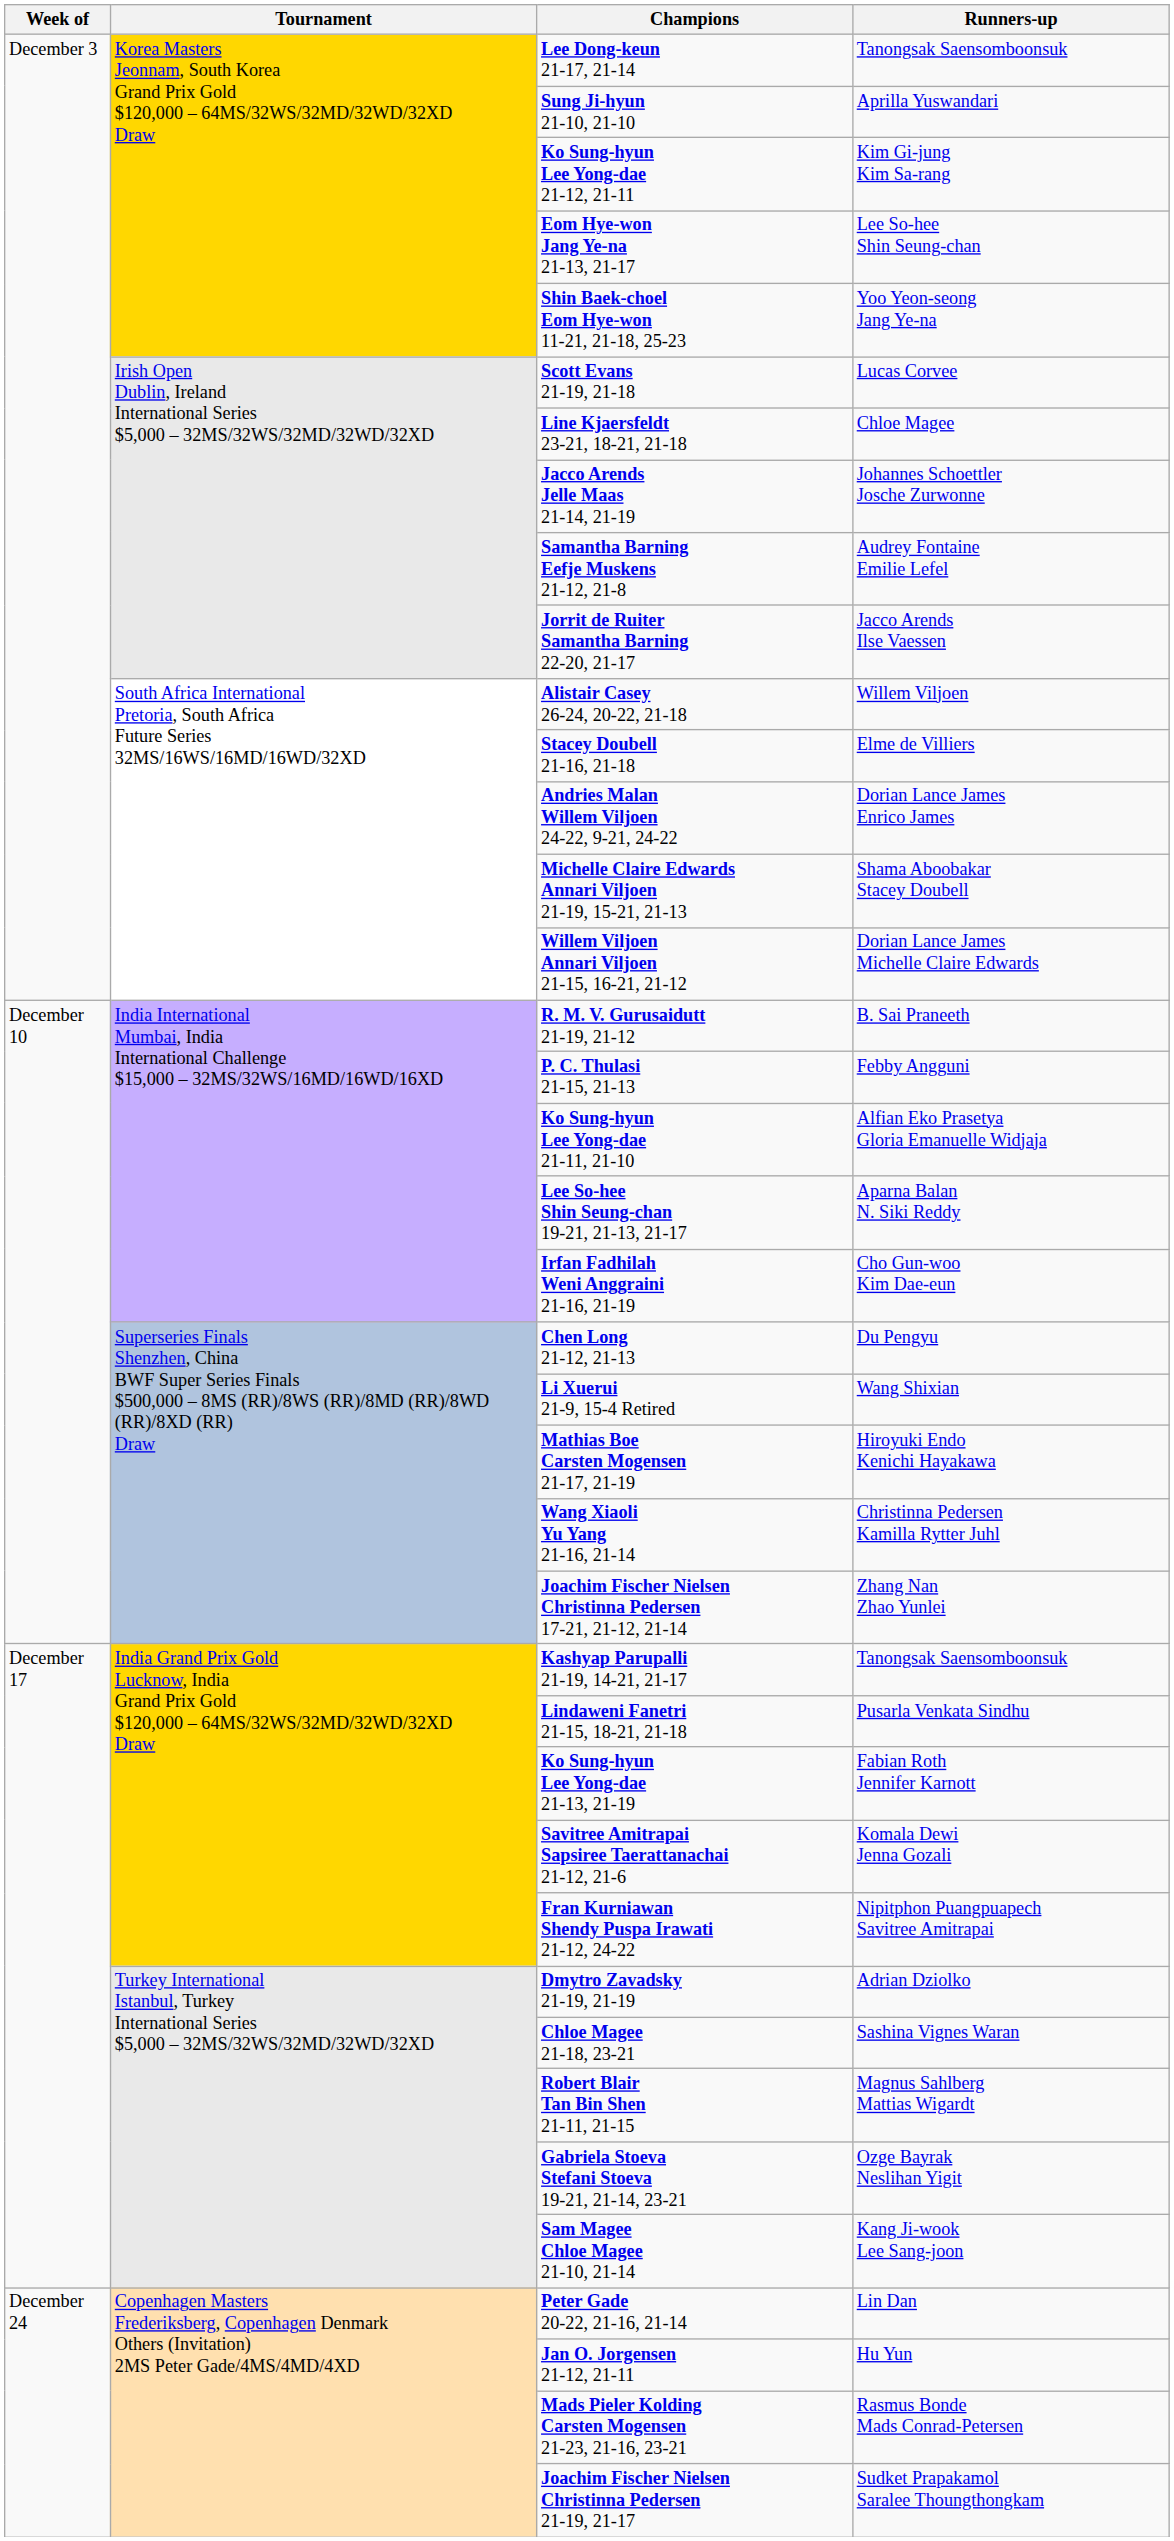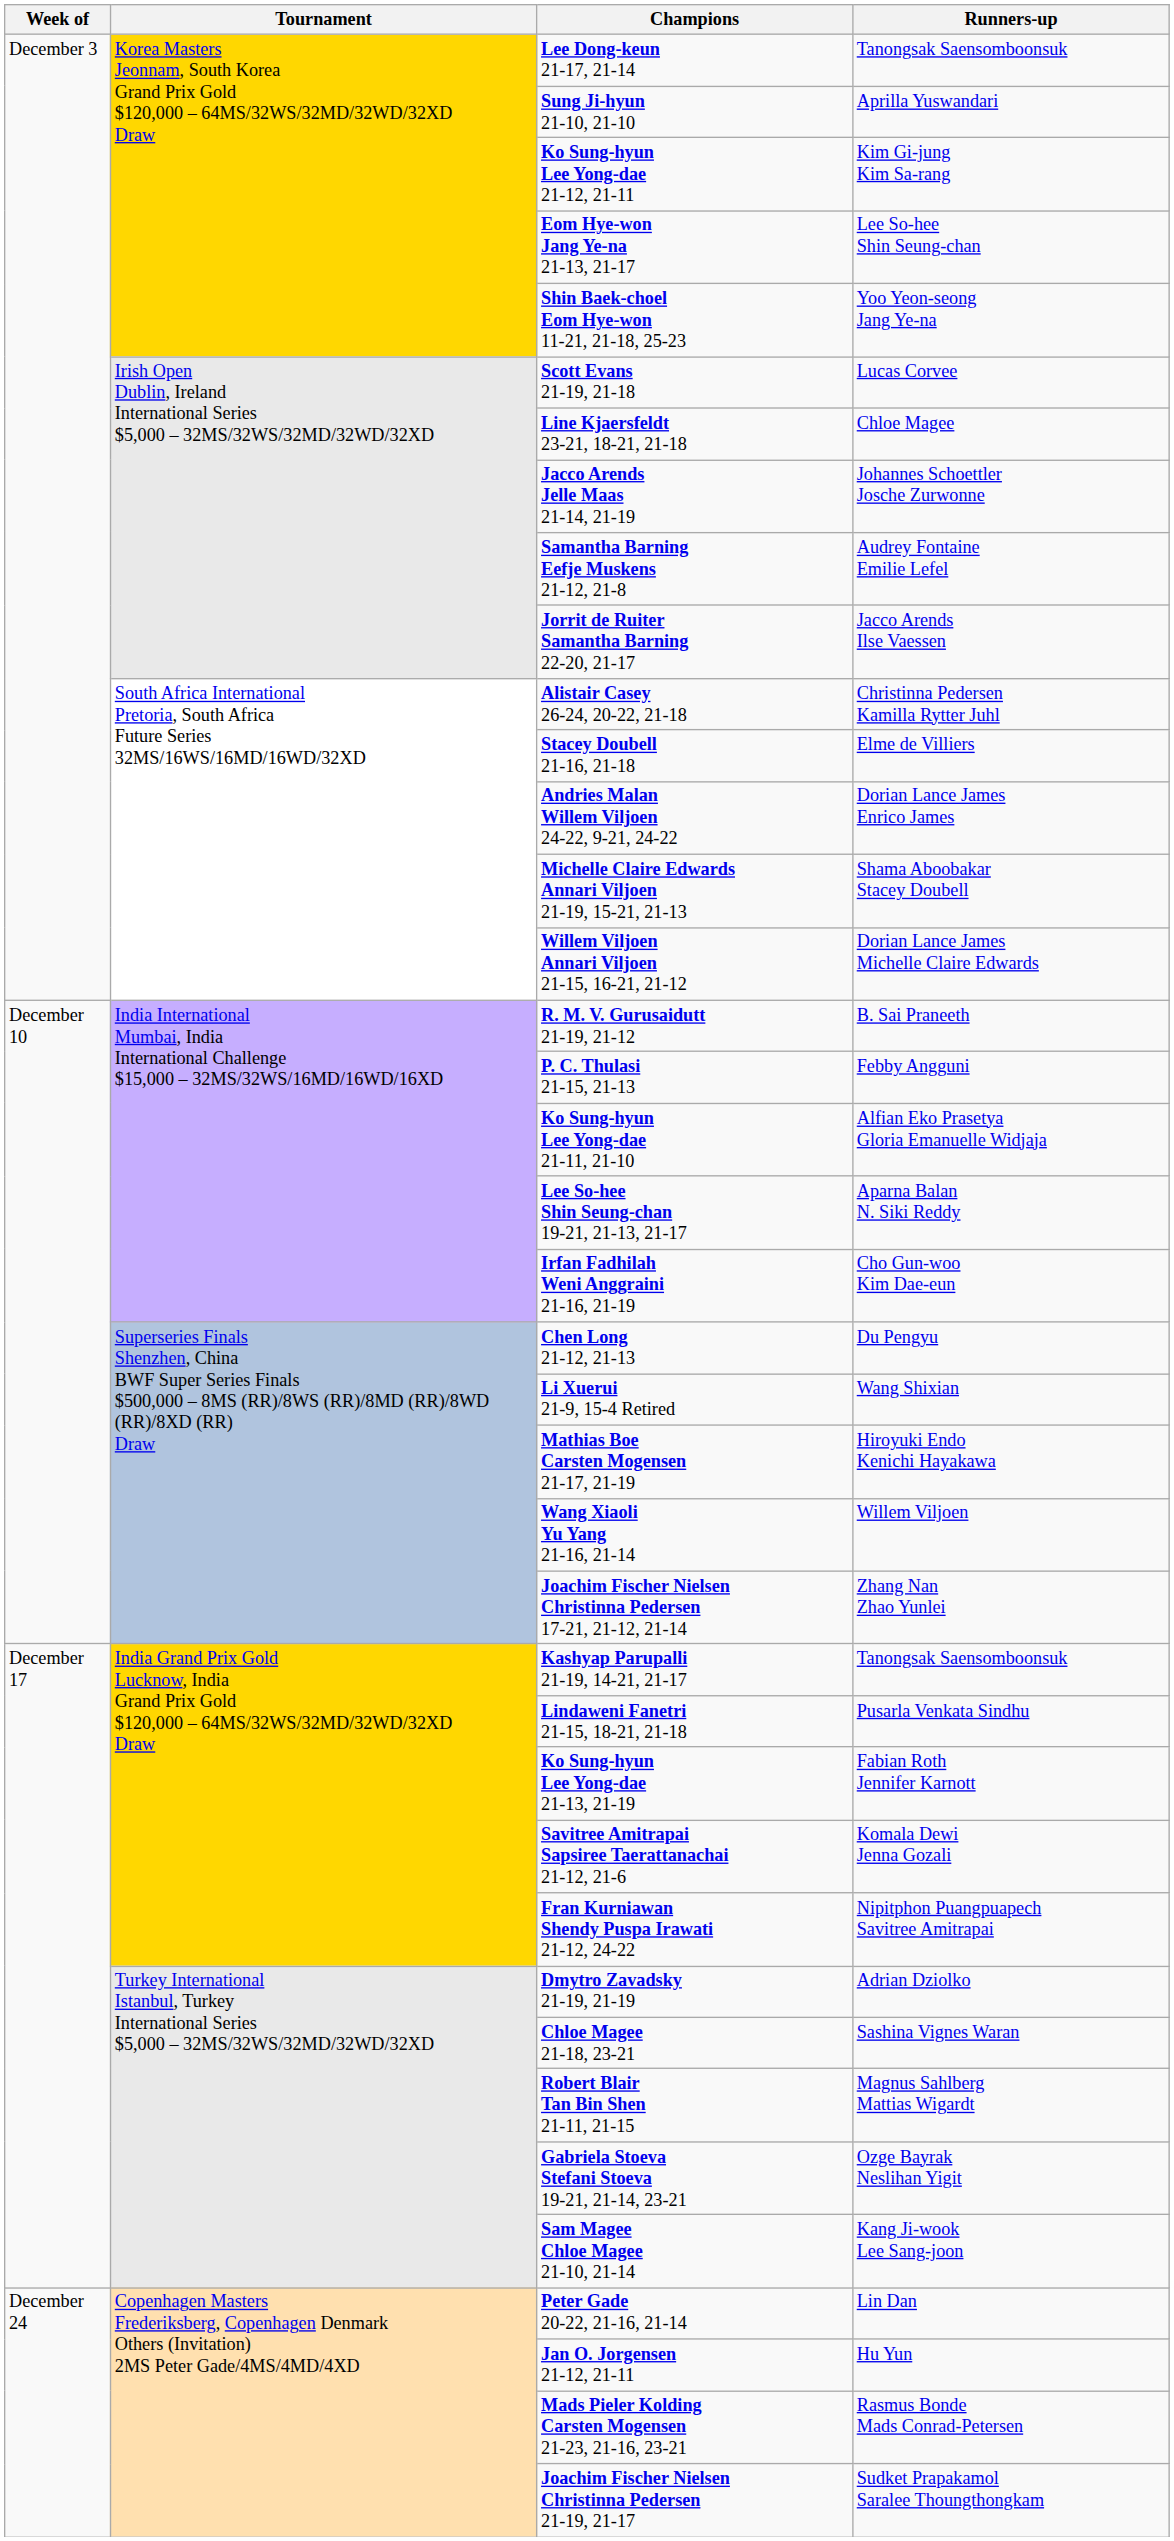(913, 692) Willem Viljoen -> (930, 703) Christinna Pedersen Kamilla Rytter Juhl
(930, 1523) Christinna Pedersen Kamilla Rytter Juhl -> (913, 1512) Willem Viljoen
